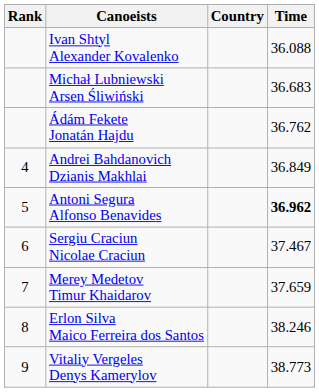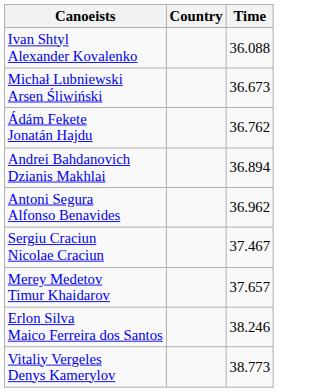- column: (25, 16)
(291, 87) 36.683 -> (250, 87) 36.673
(291, 167) 36.849 -> (250, 167) 36.894
(291, 207) bold -> (250, 207) normal
(291, 287) 37.659 -> (250, 287) 37.657
